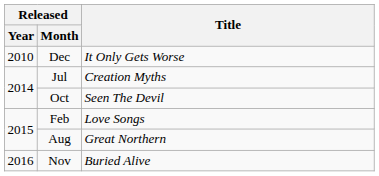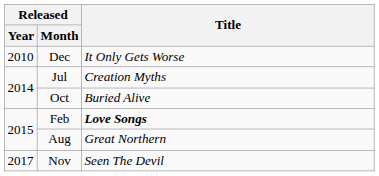(124, 98) Seen The Devil -> (117, 98) Buried Alive
(115, 118) normal -> (116, 118) bold
(21, 160) 2016 -> (21, 160) 2017
(117, 160) Buried Alive -> (124, 160) Seen The Devil
